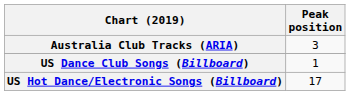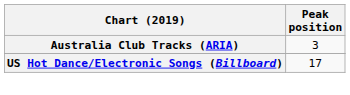- row: (145, 63)
